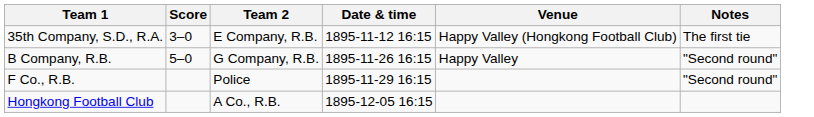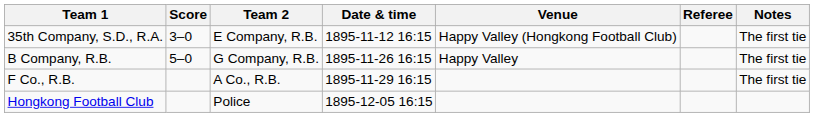+ column: (708, 15)
(730, 58) "Second round" -> (773, 58) The first tie
(232, 79) Police -> (247, 79) A Co., R.B.
(730, 79) "Second round" -> (773, 79) The first tie
(247, 101) A Co., R.B. -> (232, 101) Police
